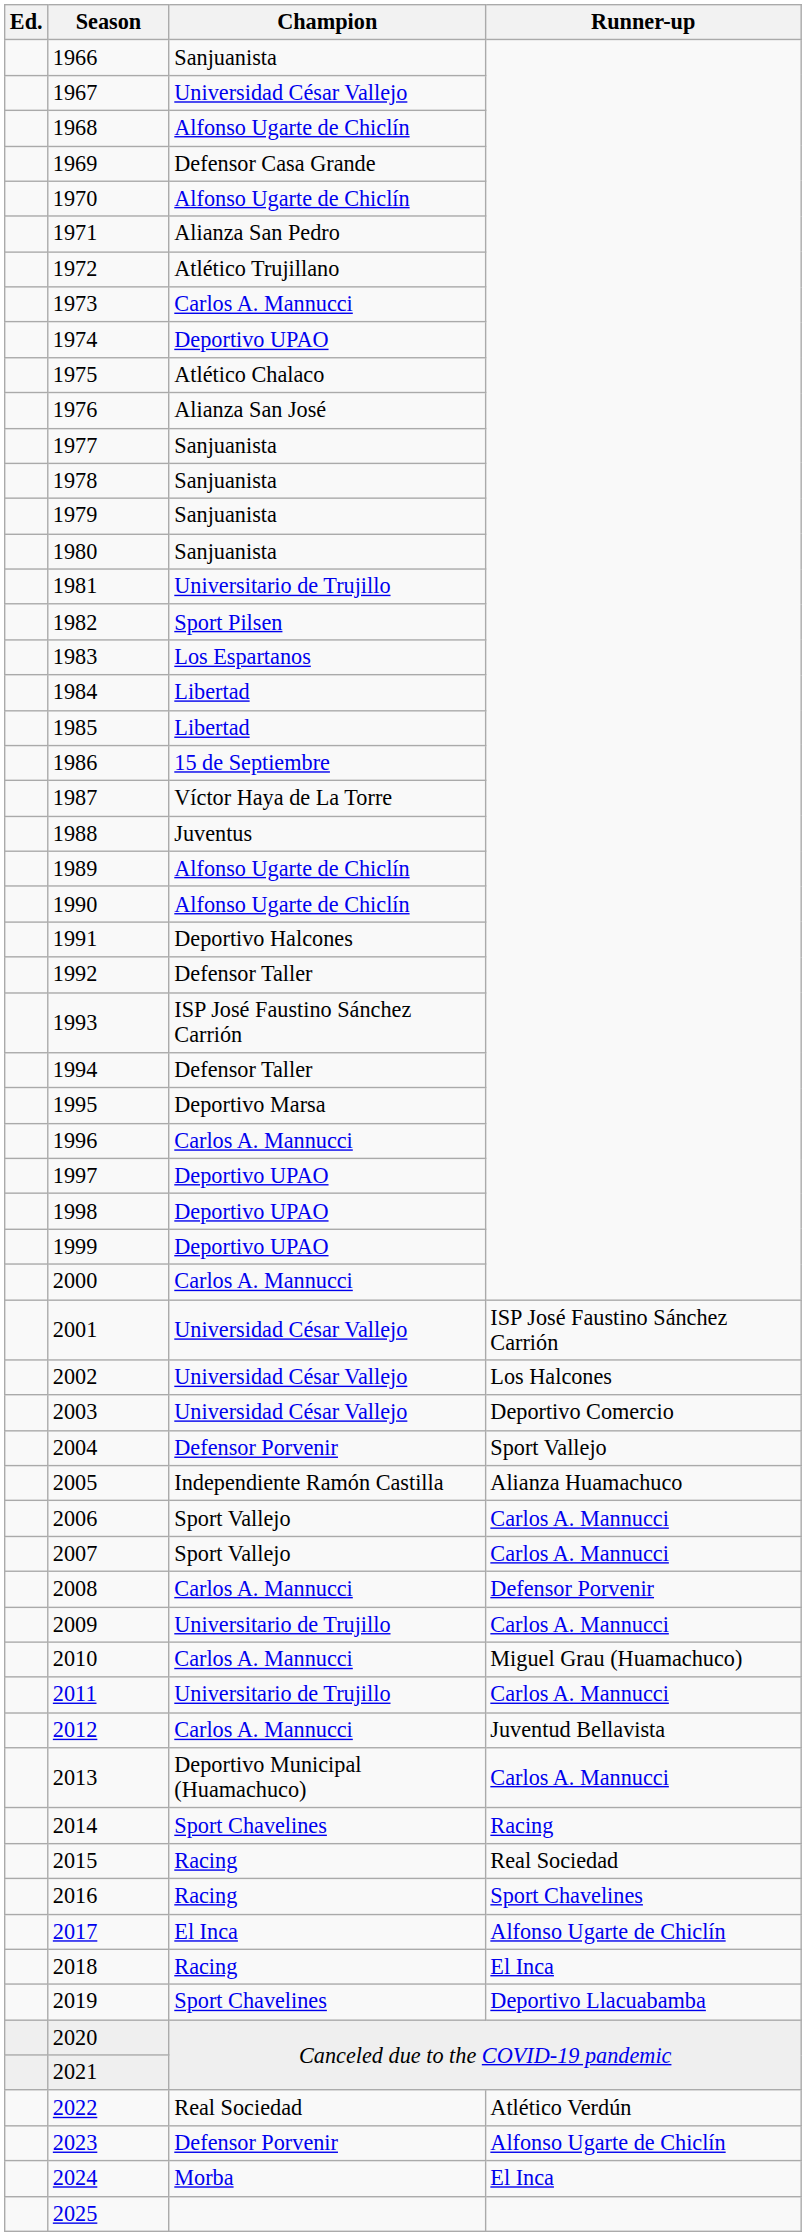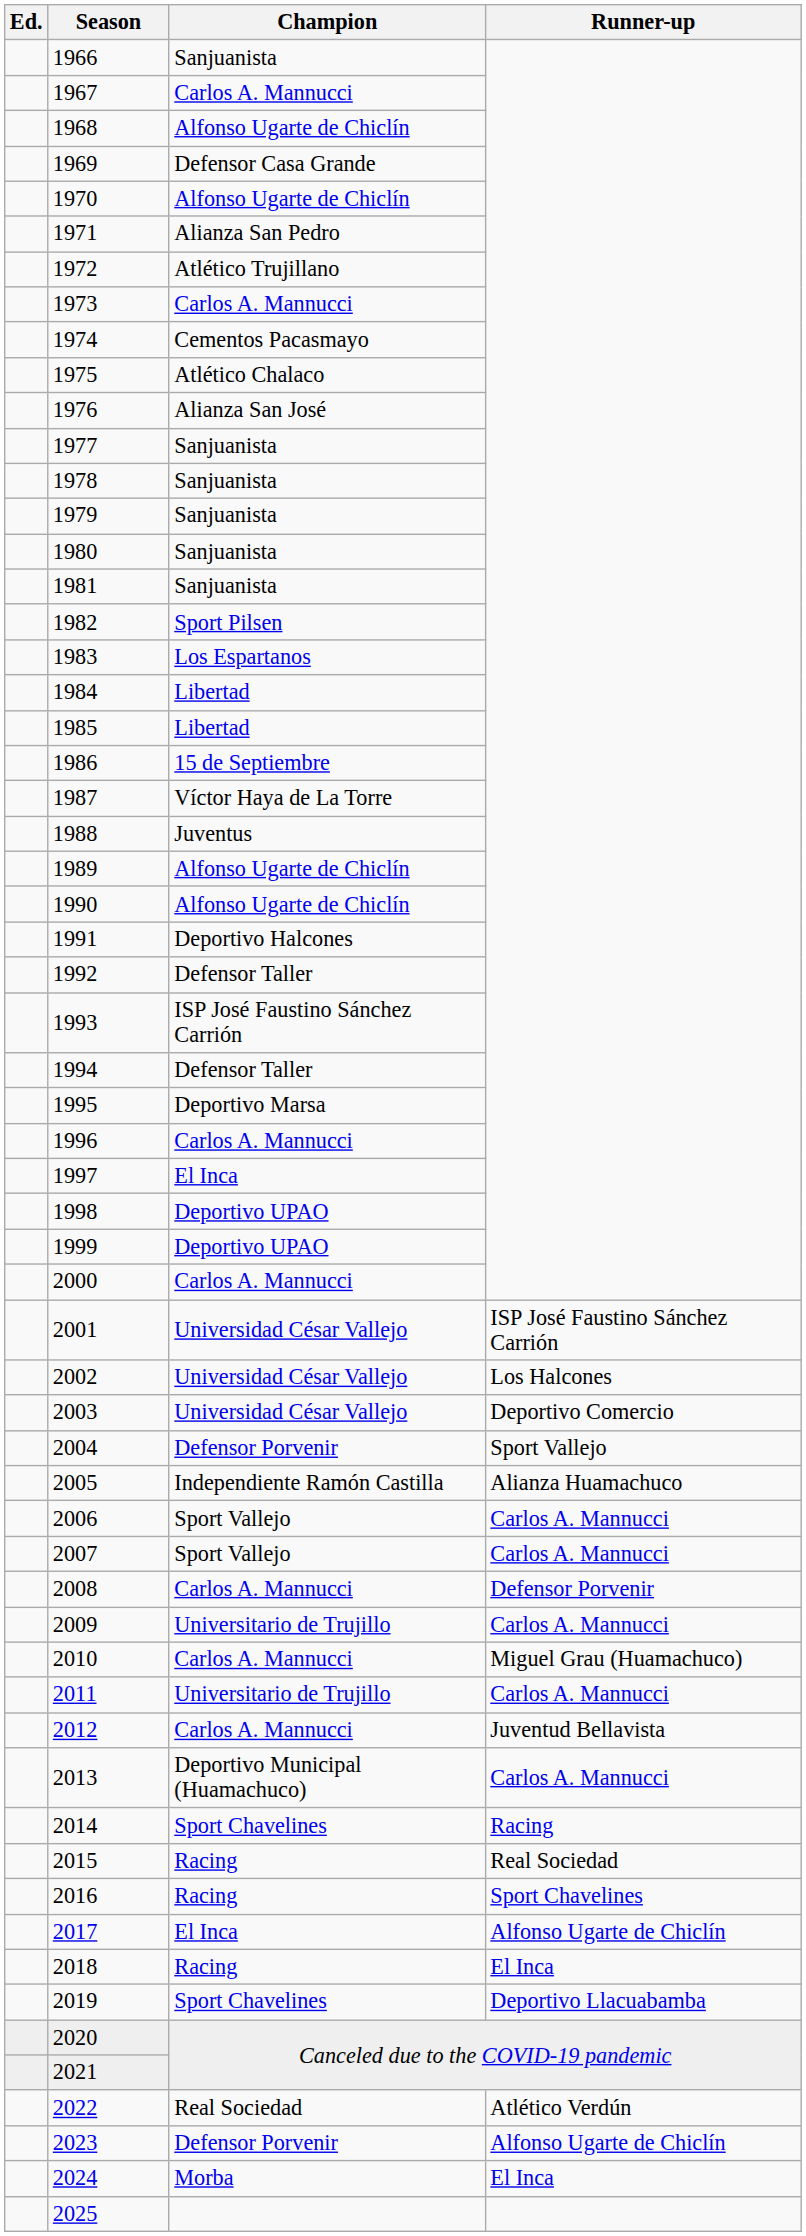(291, 92) Universidad César Vallejo -> (264, 92) Carlos A. Mannucci
(251, 339) Deportivo UPAO -> (272, 339) Cementos Pacasmayo
(282, 586) Universitario de Trujillo -> (226, 586) Sanjuanista
(251, 1175) Deportivo UPAO -> (206, 1175) El Inca
